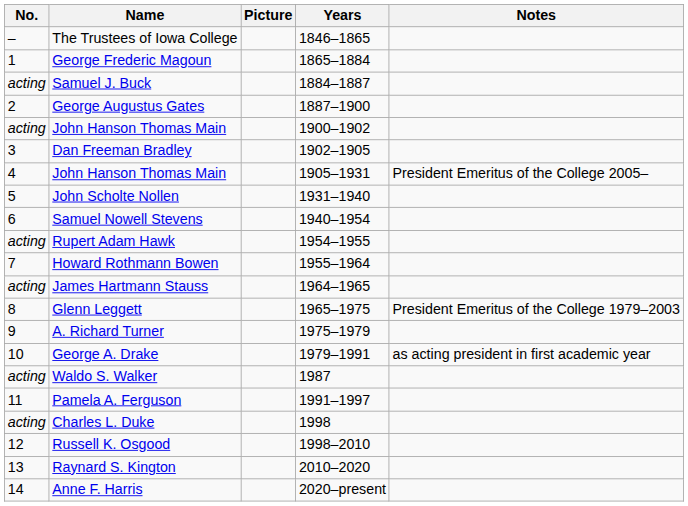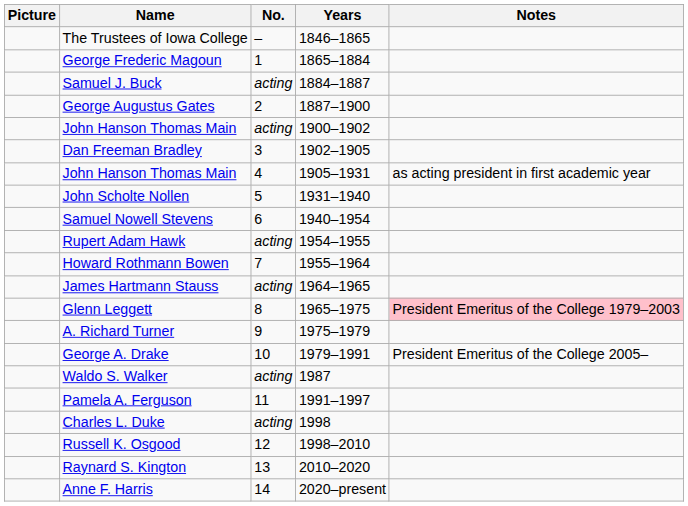columns swapped: (27, 15) <-> (268, 15)
(520, 173) President Emeritus of the College 2005– -> (522, 173) as acting president in first academic year
(536, 309) no background -> (536, 309) pink background
(522, 354) as acting president in first academic year -> (520, 354) President Emeritus of the College 2005–
